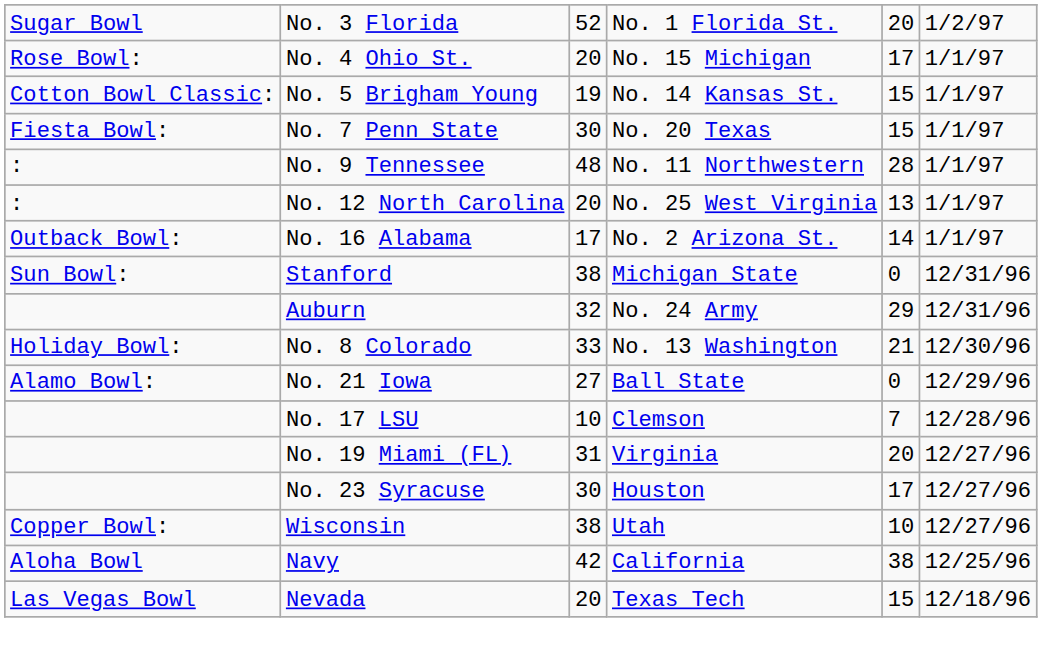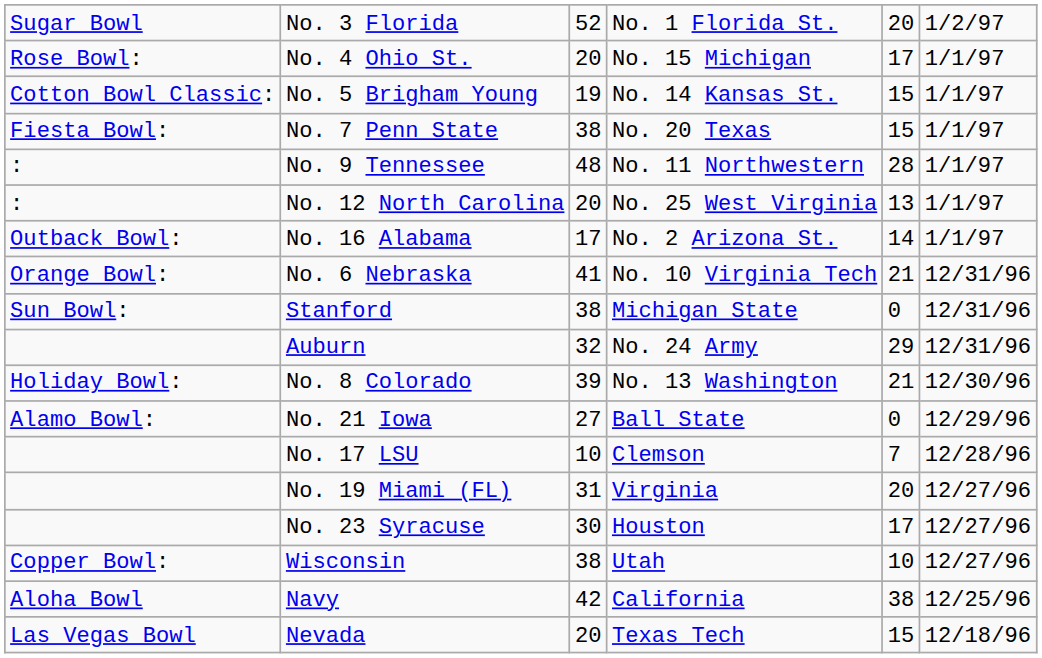(588, 131) 30 -> (588, 131) 38
+ row: (379, 275)
(588, 347) 33 -> (588, 383) 39
